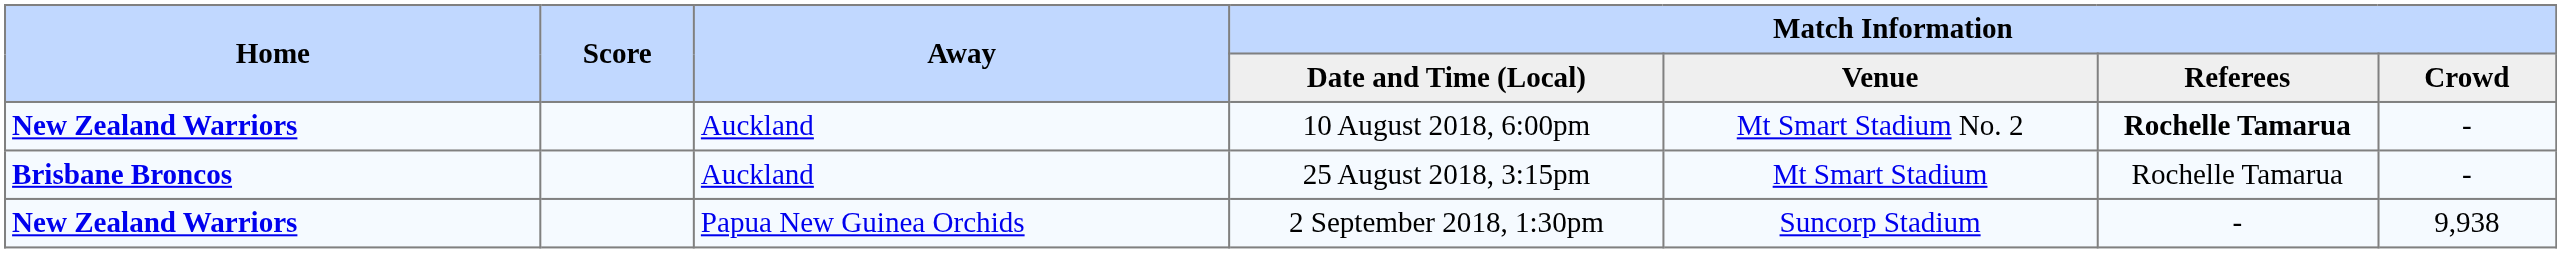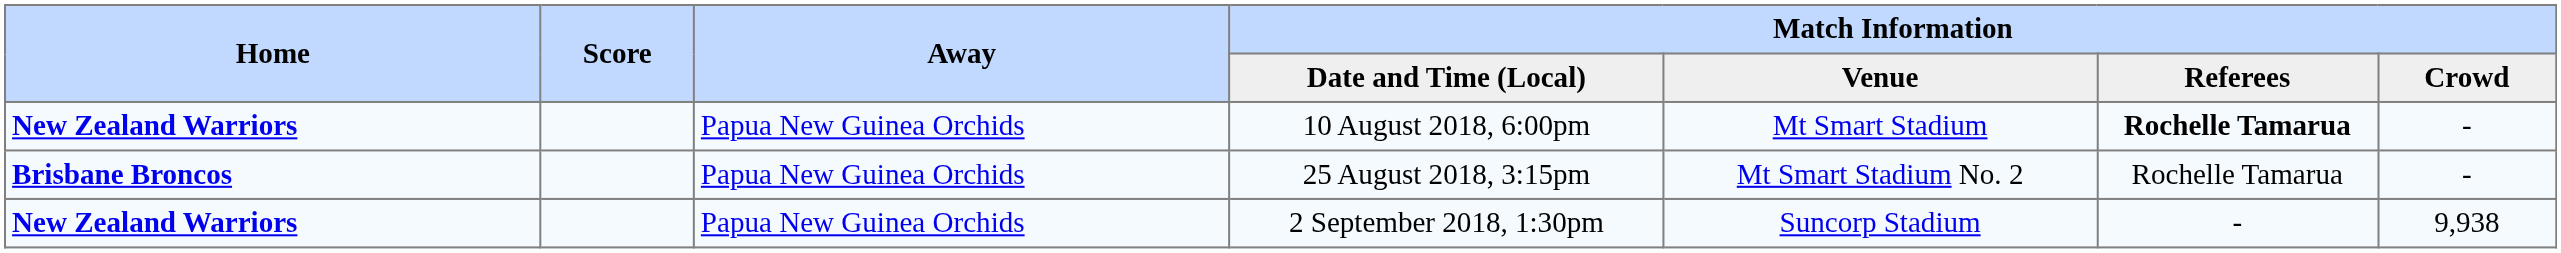(757, 125) Auckland -> (863, 125) Papua New Guinea Orchids
(1880, 125) Mt Smart Stadium No. 2 -> (1880, 125) Mt Smart Stadium
(757, 174) Auckland -> (863, 174) Papua New Guinea Orchids
(1880, 174) Mt Smart Stadium -> (1880, 174) Mt Smart Stadium No. 2
